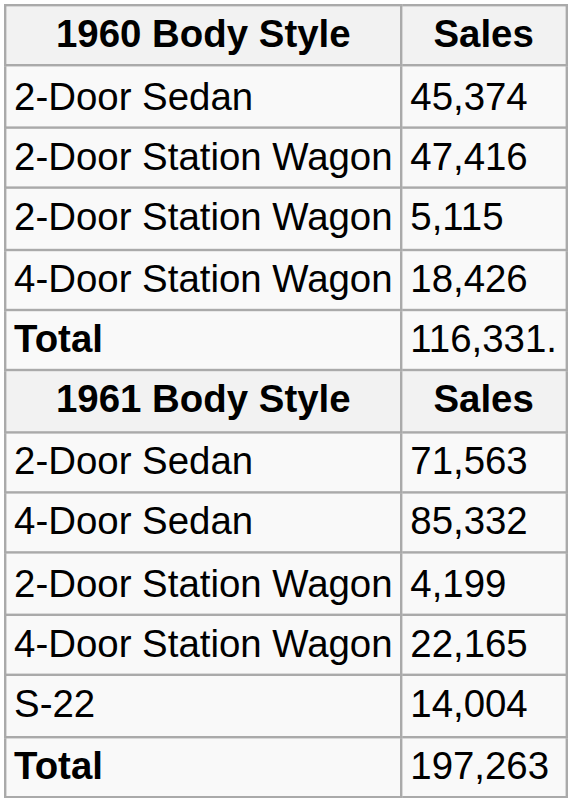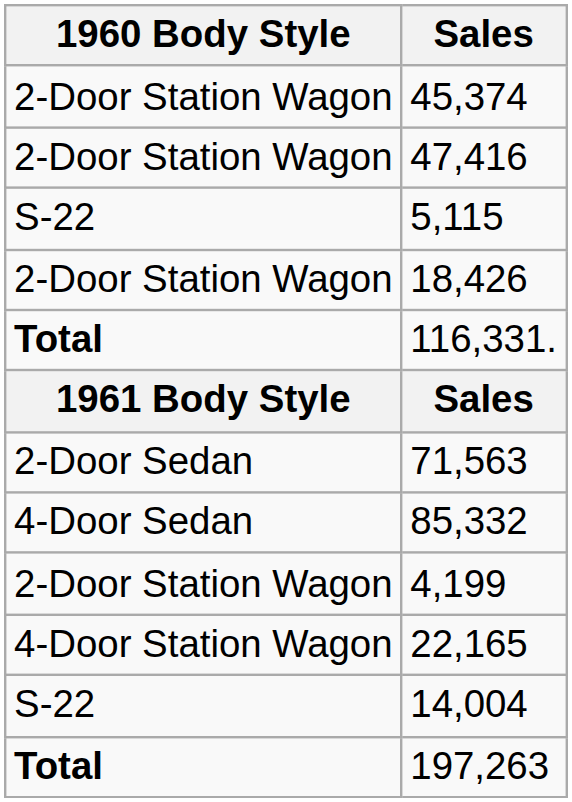(134, 95) 2-Door Sedan -> (203, 95) 2-Door Station Wagon
(203, 217) 2-Door Station Wagon -> (55, 217) S-22
(203, 278) 4-Door Station Wagon -> (203, 278) 2-Door Station Wagon
